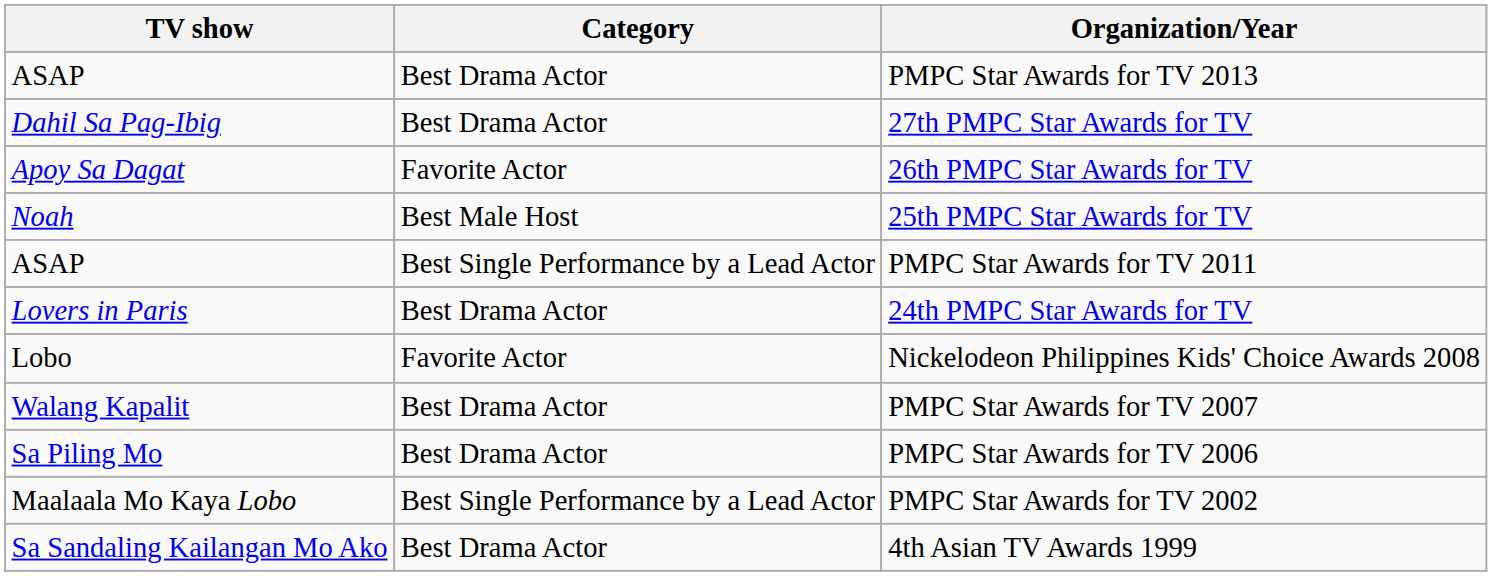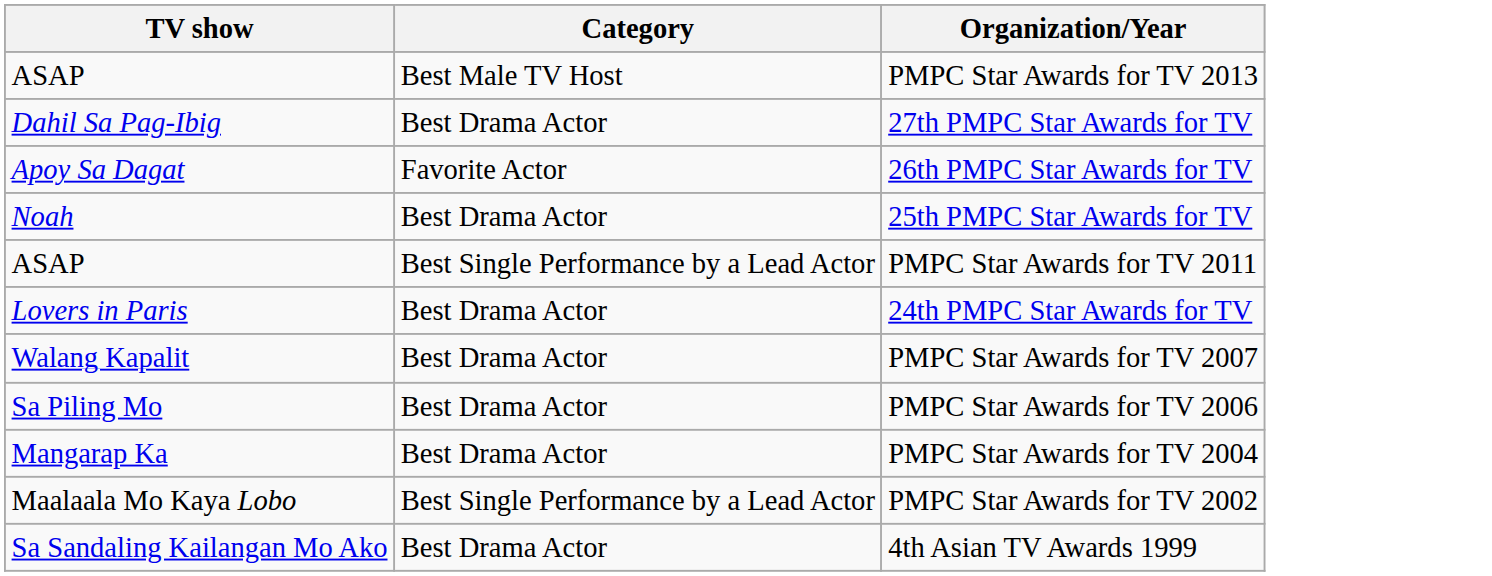(504, 75) Best Drama Actor -> (512, 75) Best Male TV Host
(490, 216) Best Male Host -> (504, 216) Best Drama Actor
- row: (1184, 357)
+ row: (1073, 452)
